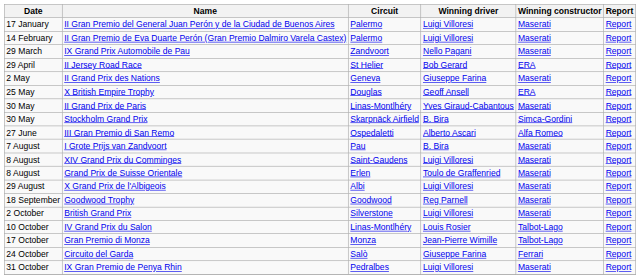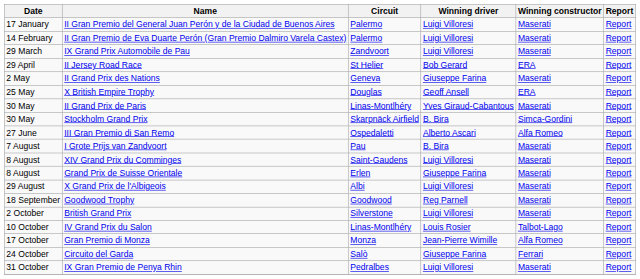(447, 51) Nello Pagani -> (448, 51) Luigi Villoresi
(462, 173) Toulo de Graffenried -> (455, 173) Giuseppe Farina
(540, 240) Talbot-Lago -> (540, 240) Alfa Romeo
